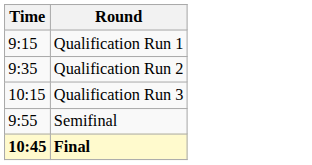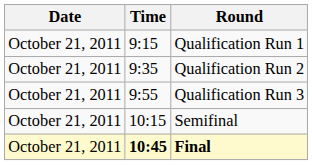+ column: (65, 17)
(27, 95) 10:15 -> (143, 95) 9:55
(23, 120) 9:55 -> (148, 120) 10:15
